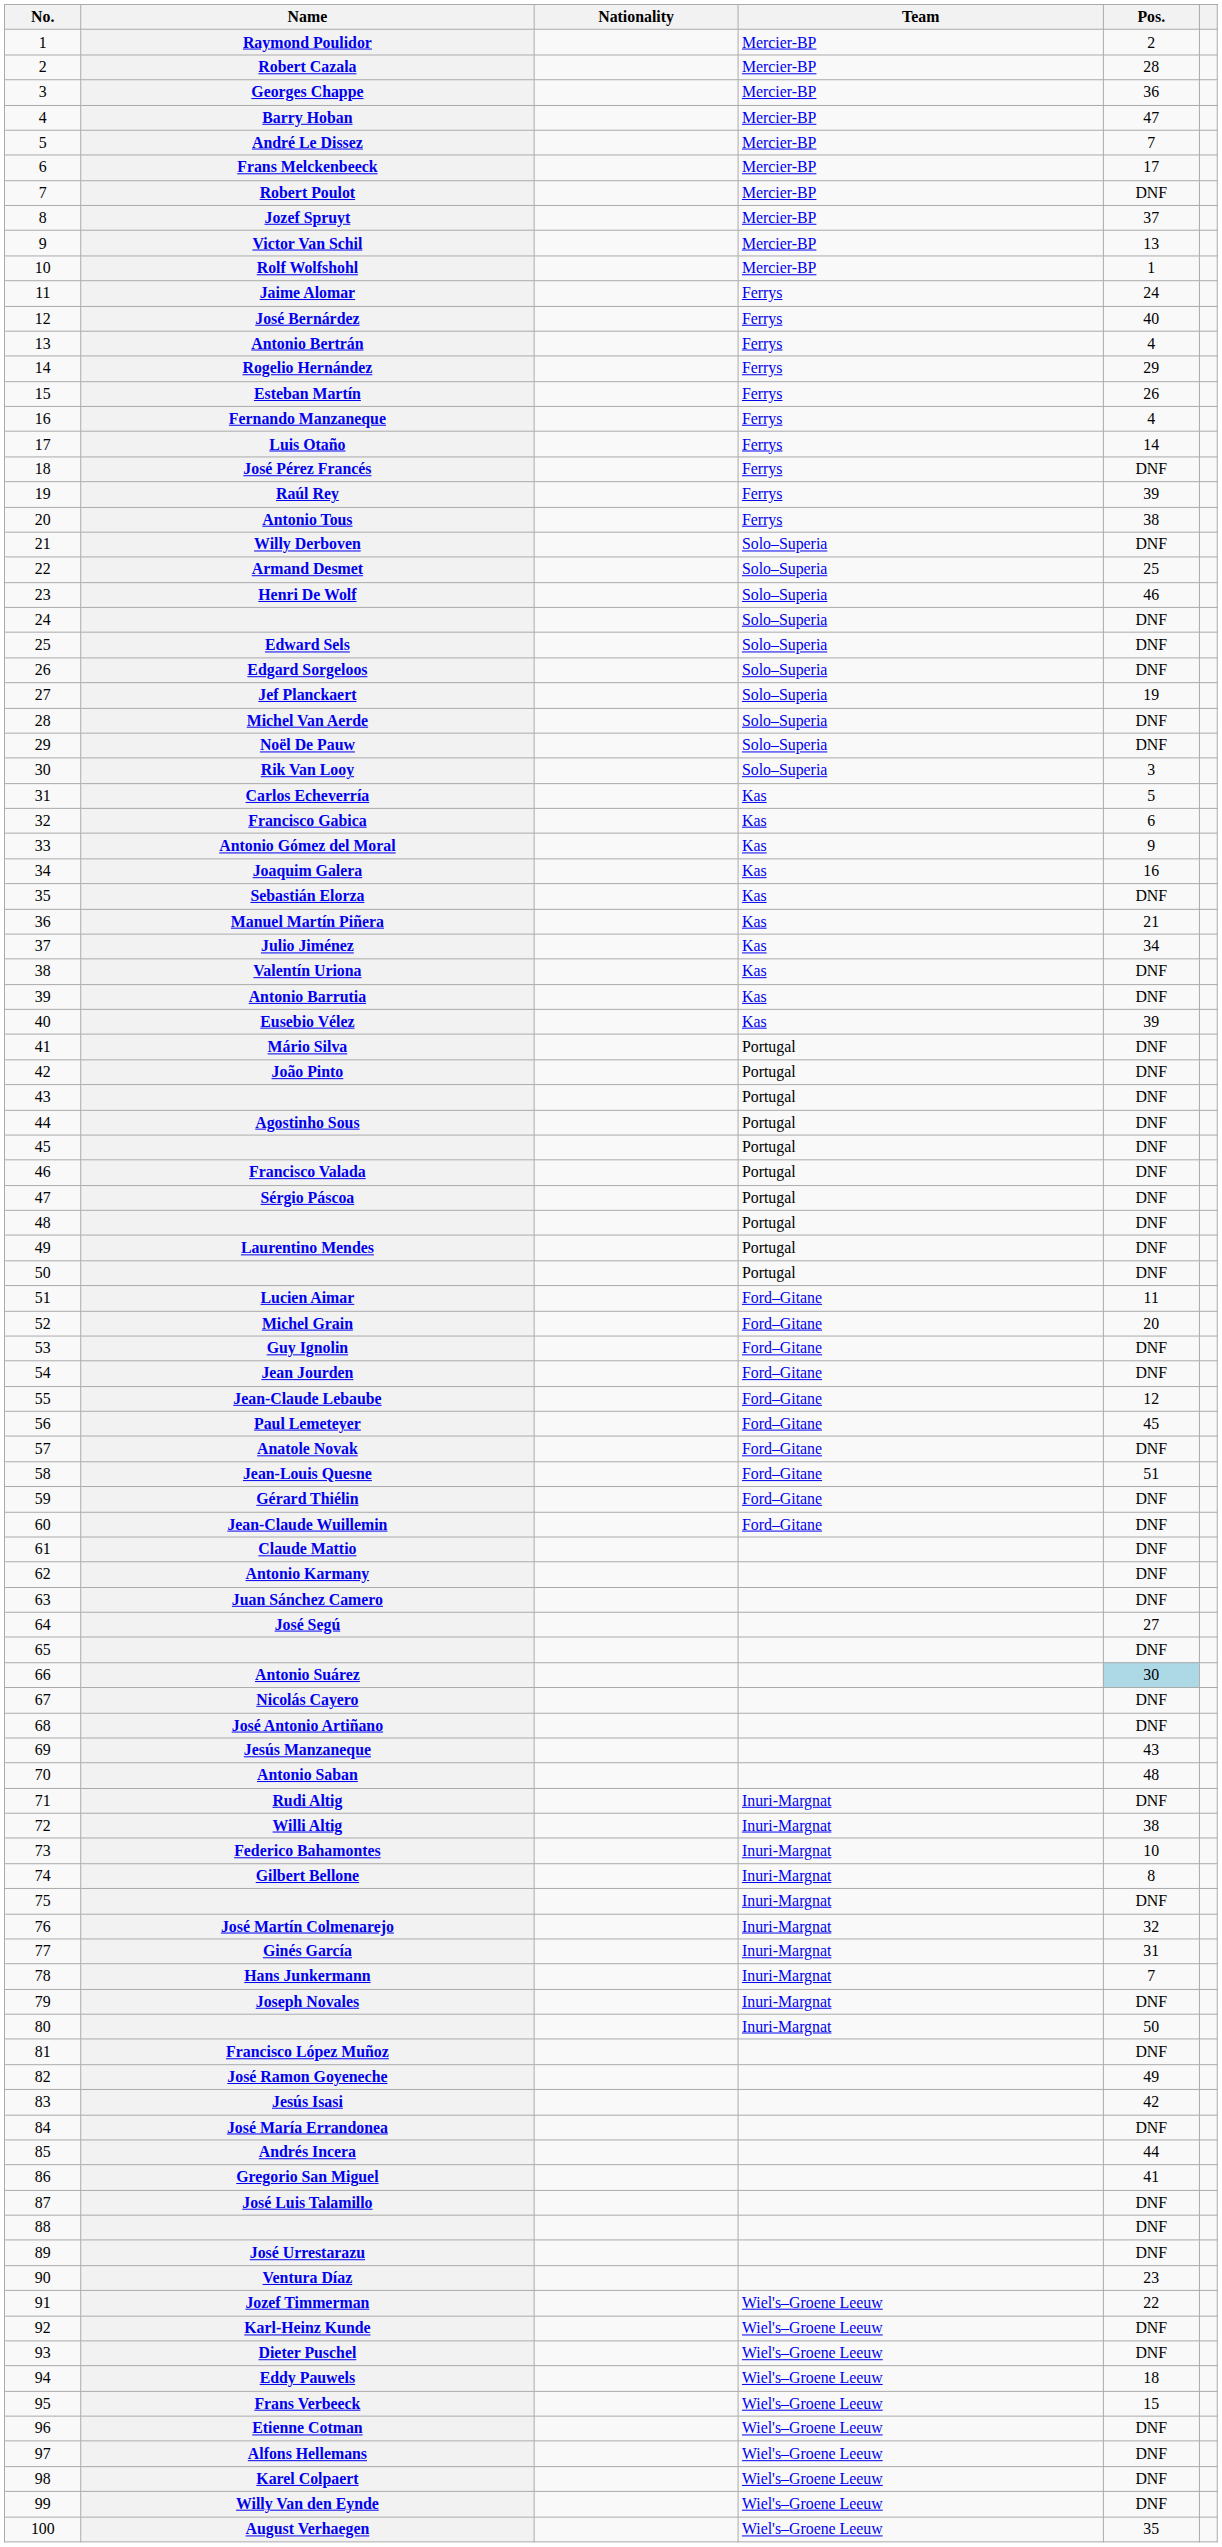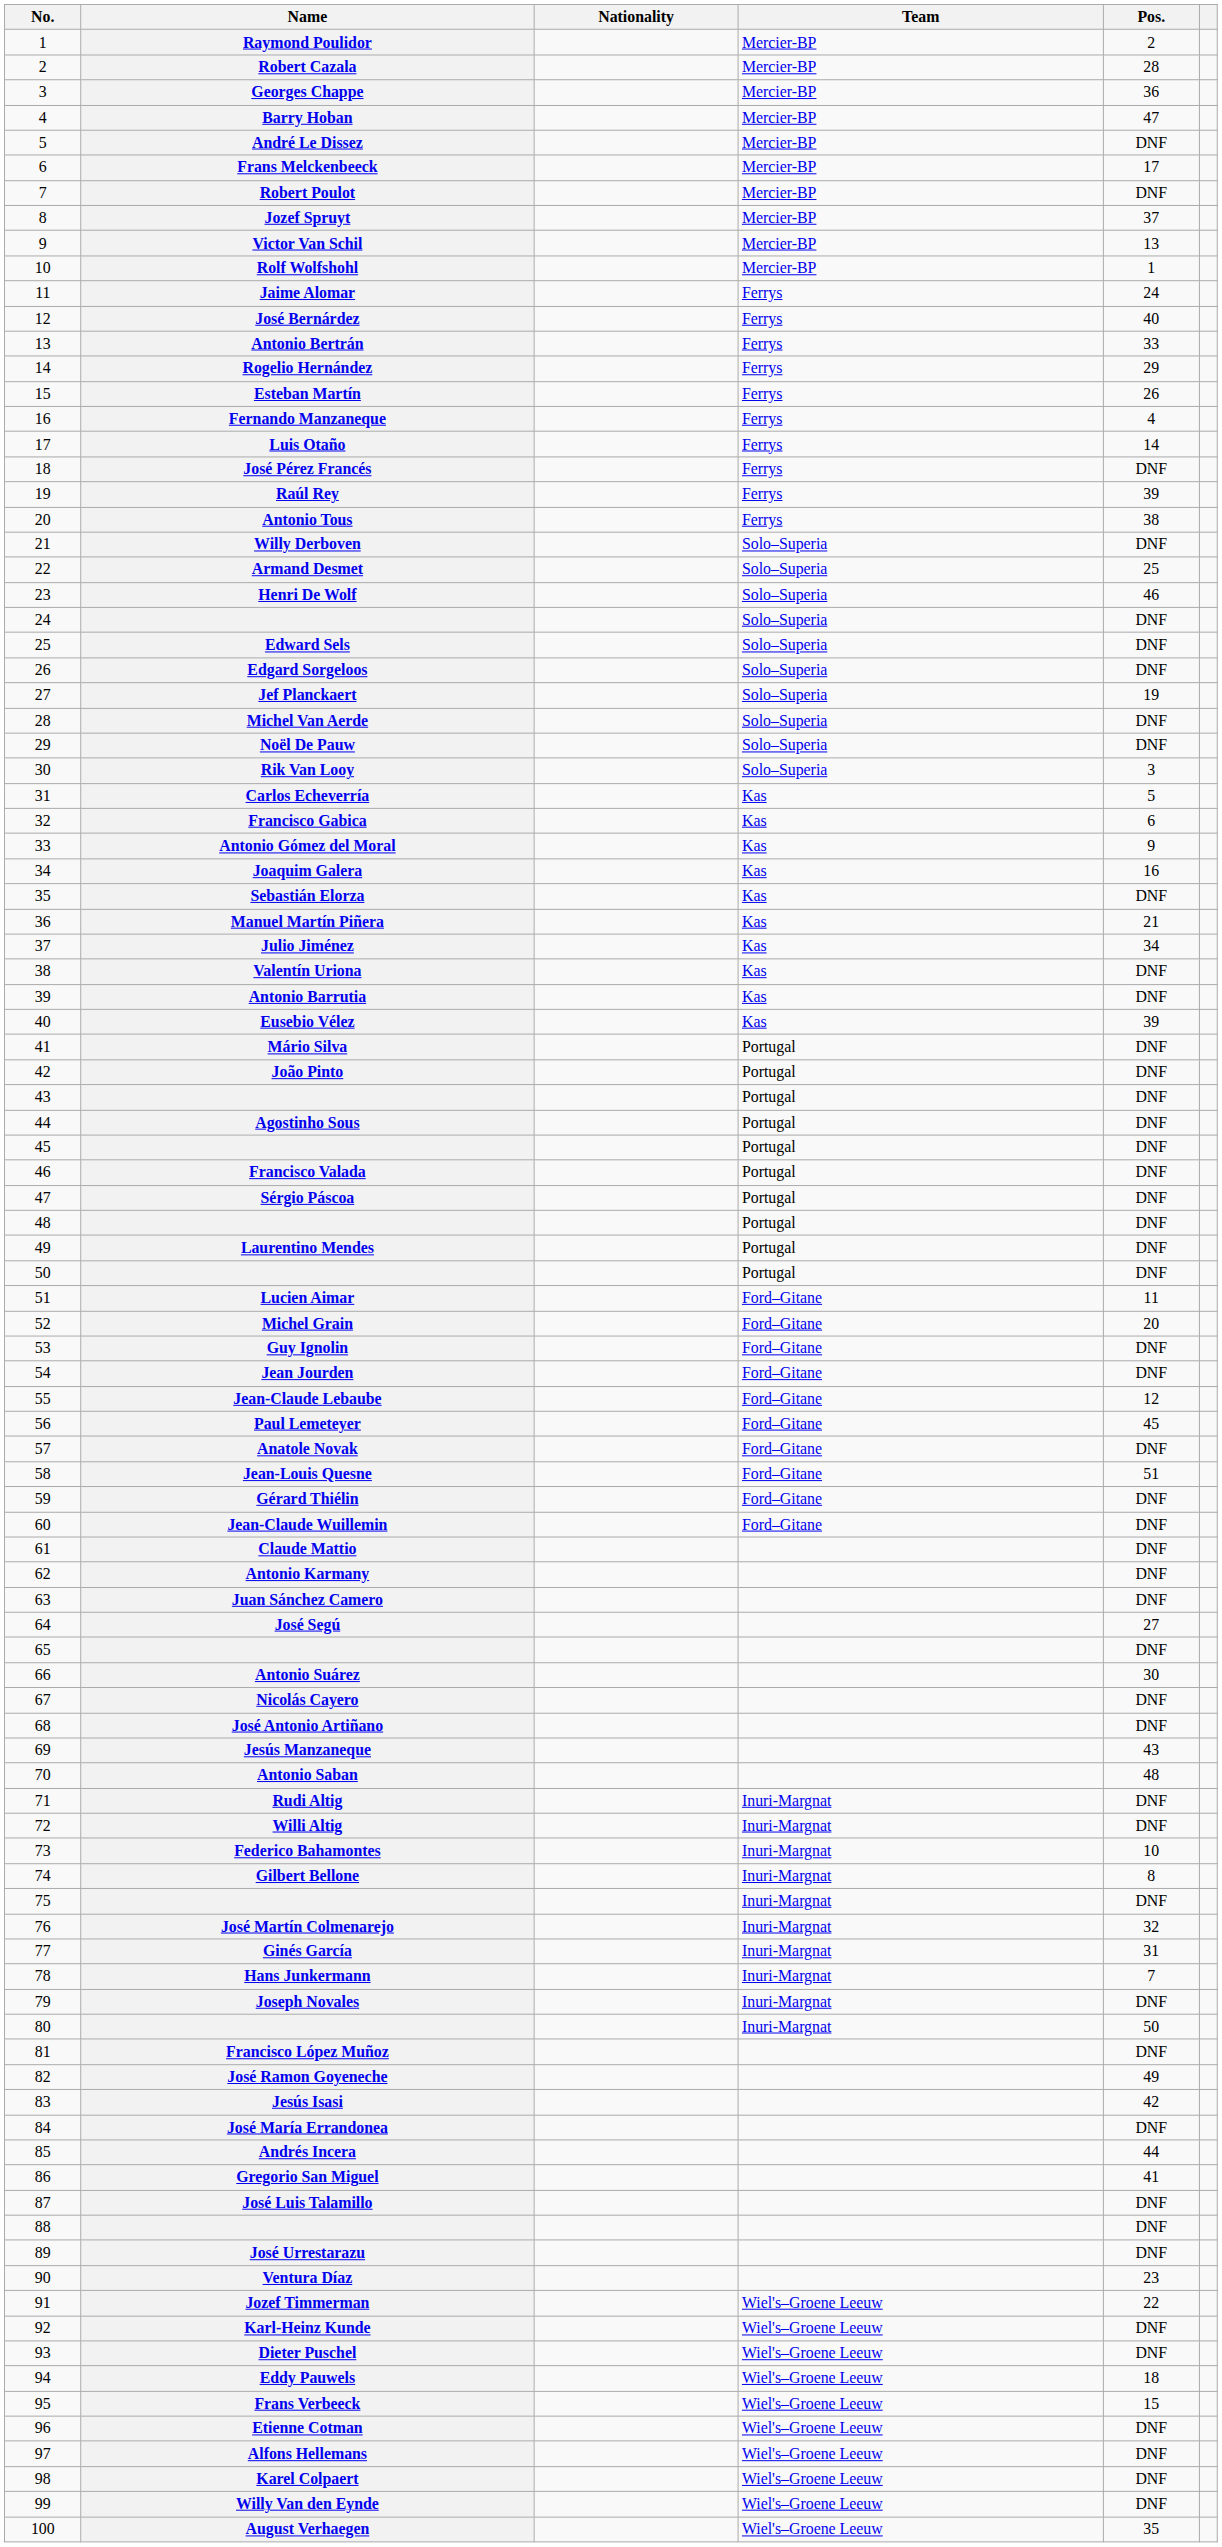(1151, 142) 7 -> (1151, 142) DNF
(1151, 343) 4 -> (1151, 343) 33
(1151, 1675) lightblue background -> (1151, 1675) no background
(1151, 1825) 38 -> (1151, 1825) DNF
